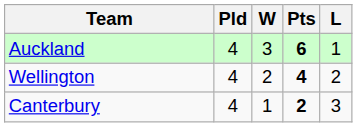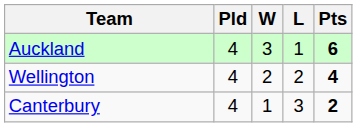columns swapped: (336, 19) <-> (301, 19)
